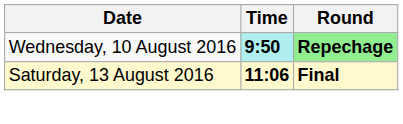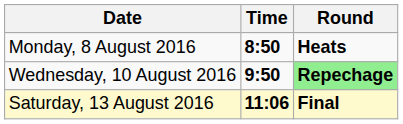+ row: (102, 47)
(262, 47) paleturquoise background -> (262, 75) no background
